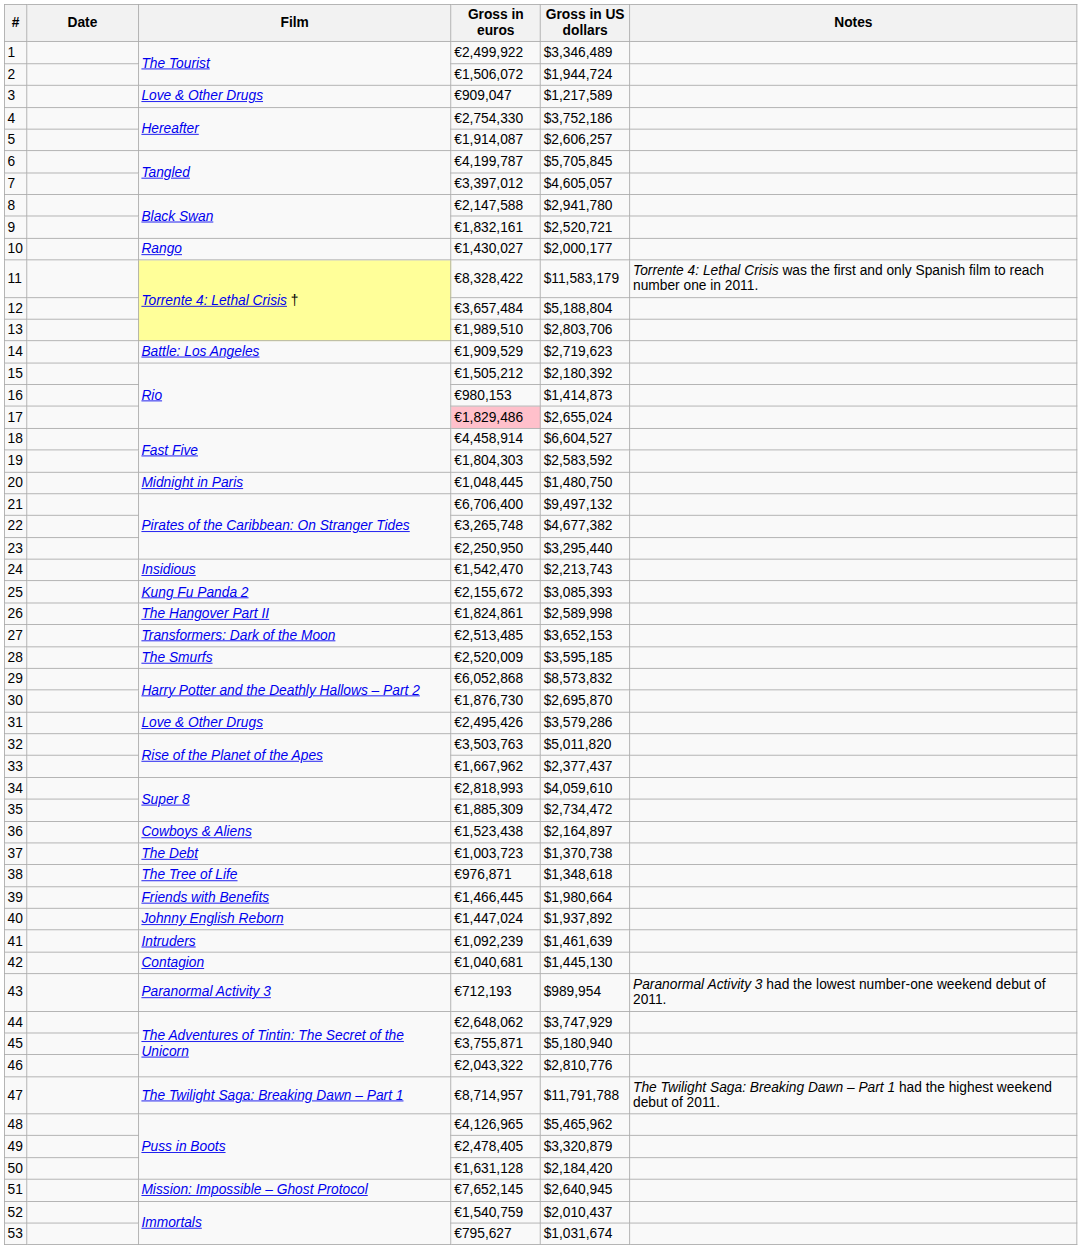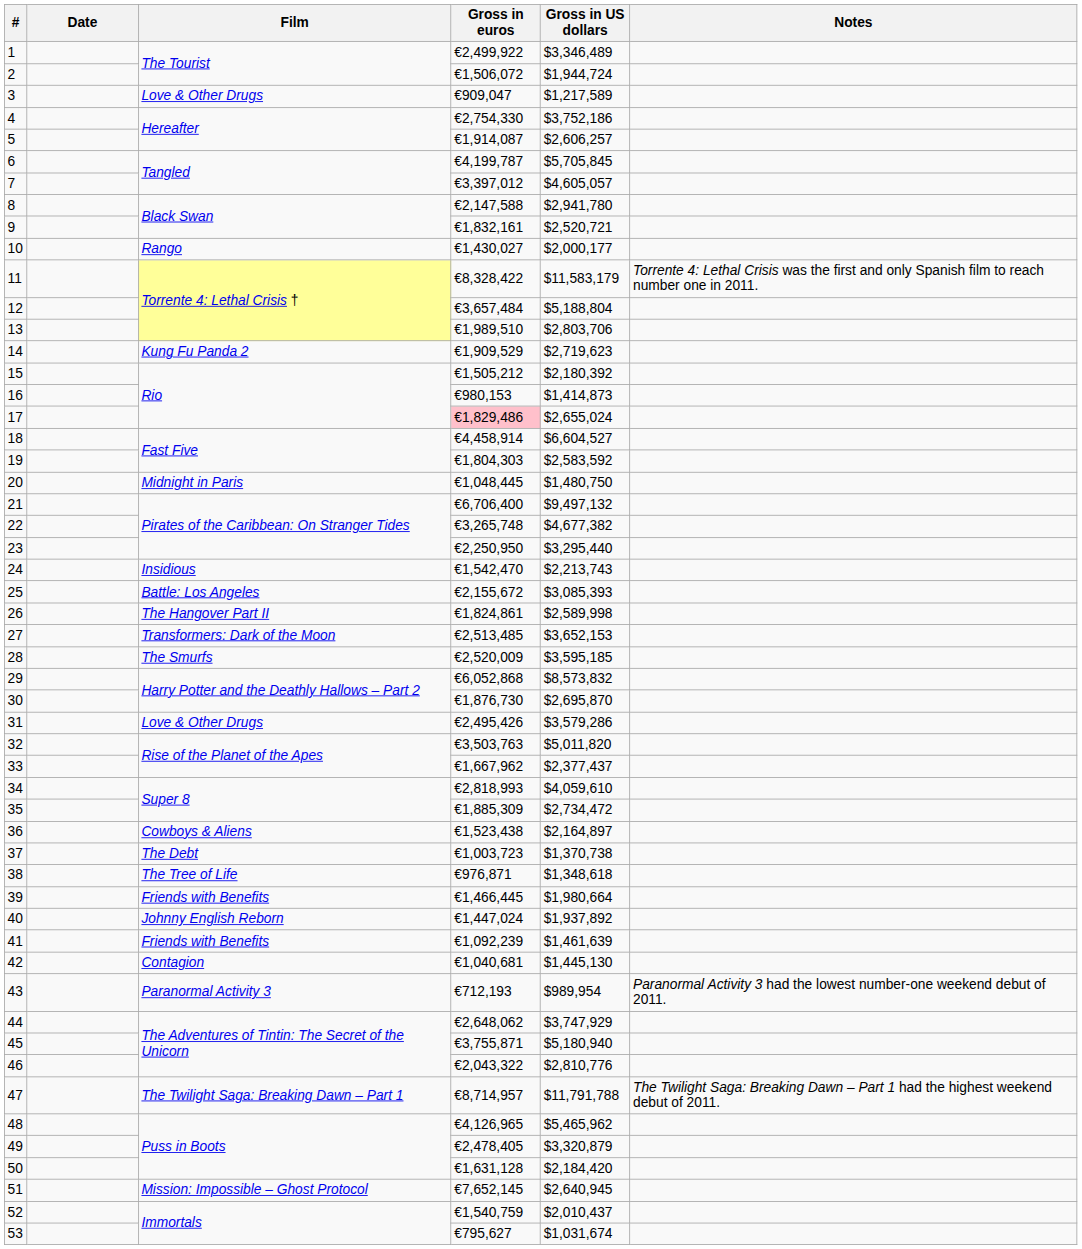(200, 351) Battle: Los Angeles -> (195, 351) Kung Fu Panda 2
(195, 591) Kung Fu Panda 2 -> (200, 591) Battle: Los Angeles
(169, 941) Intruders -> (205, 941) Friends with Benefits
